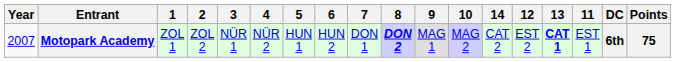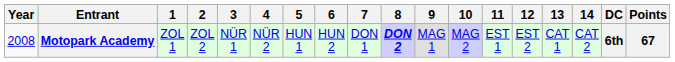columns swapped: (588, 14) <-> (497, 14)
(21, 40) 2007 -> (21, 40) 2008
(557, 40) bold -> (557, 40) normal
(649, 40) 75 -> (648, 40) 67
